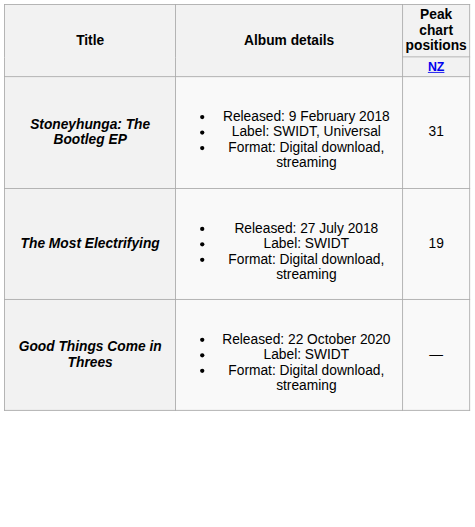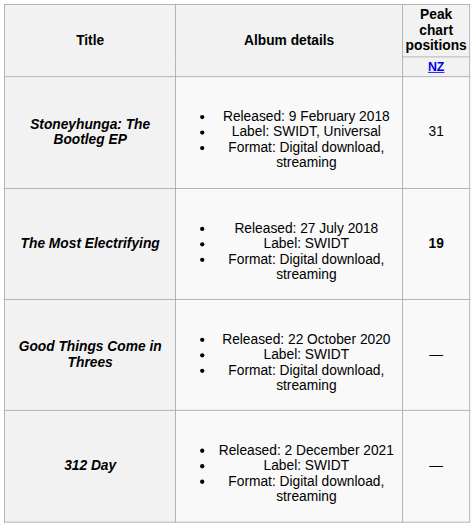(436, 243) normal -> (436, 243) bold
+ row: (90, 466)
